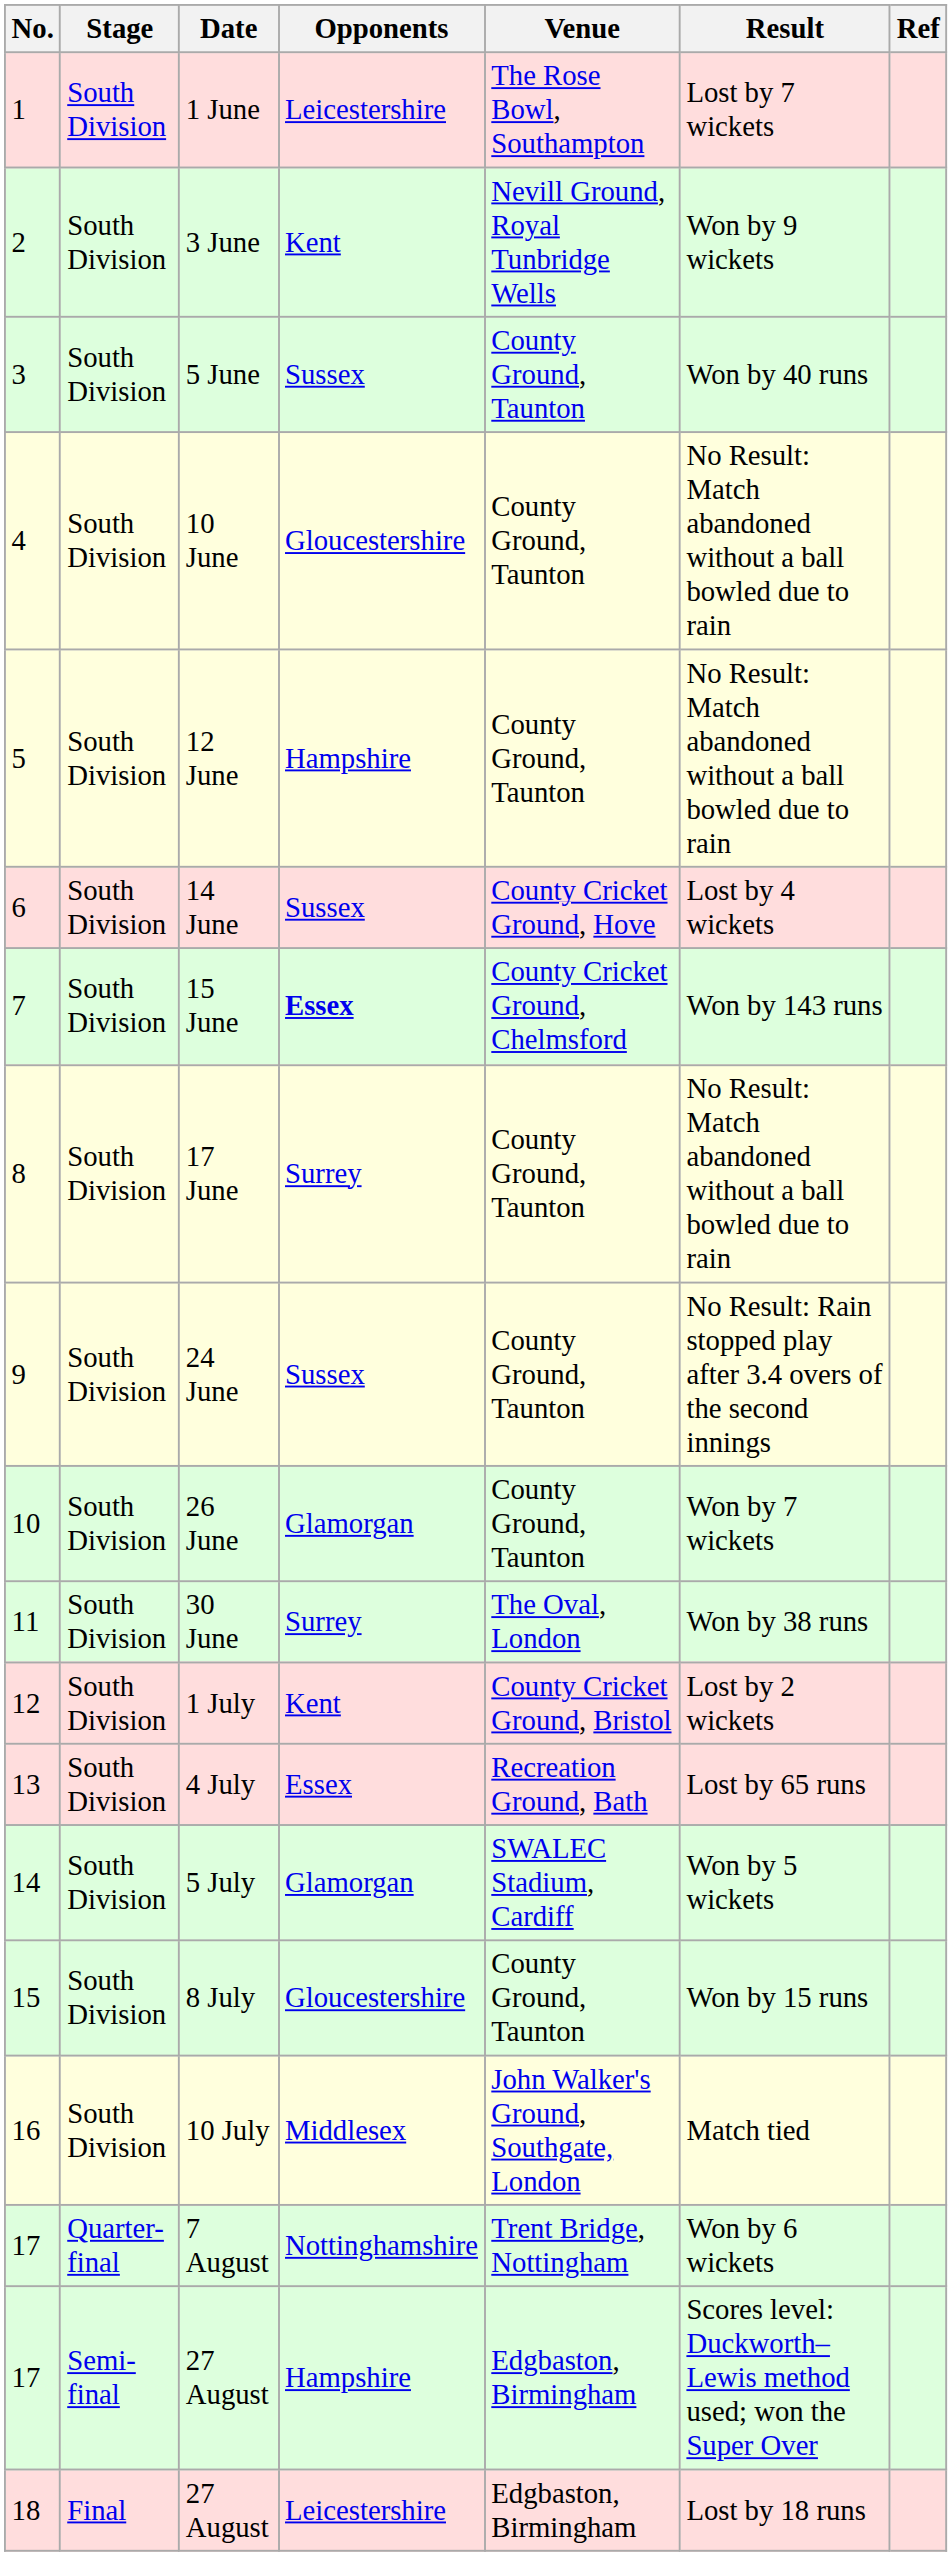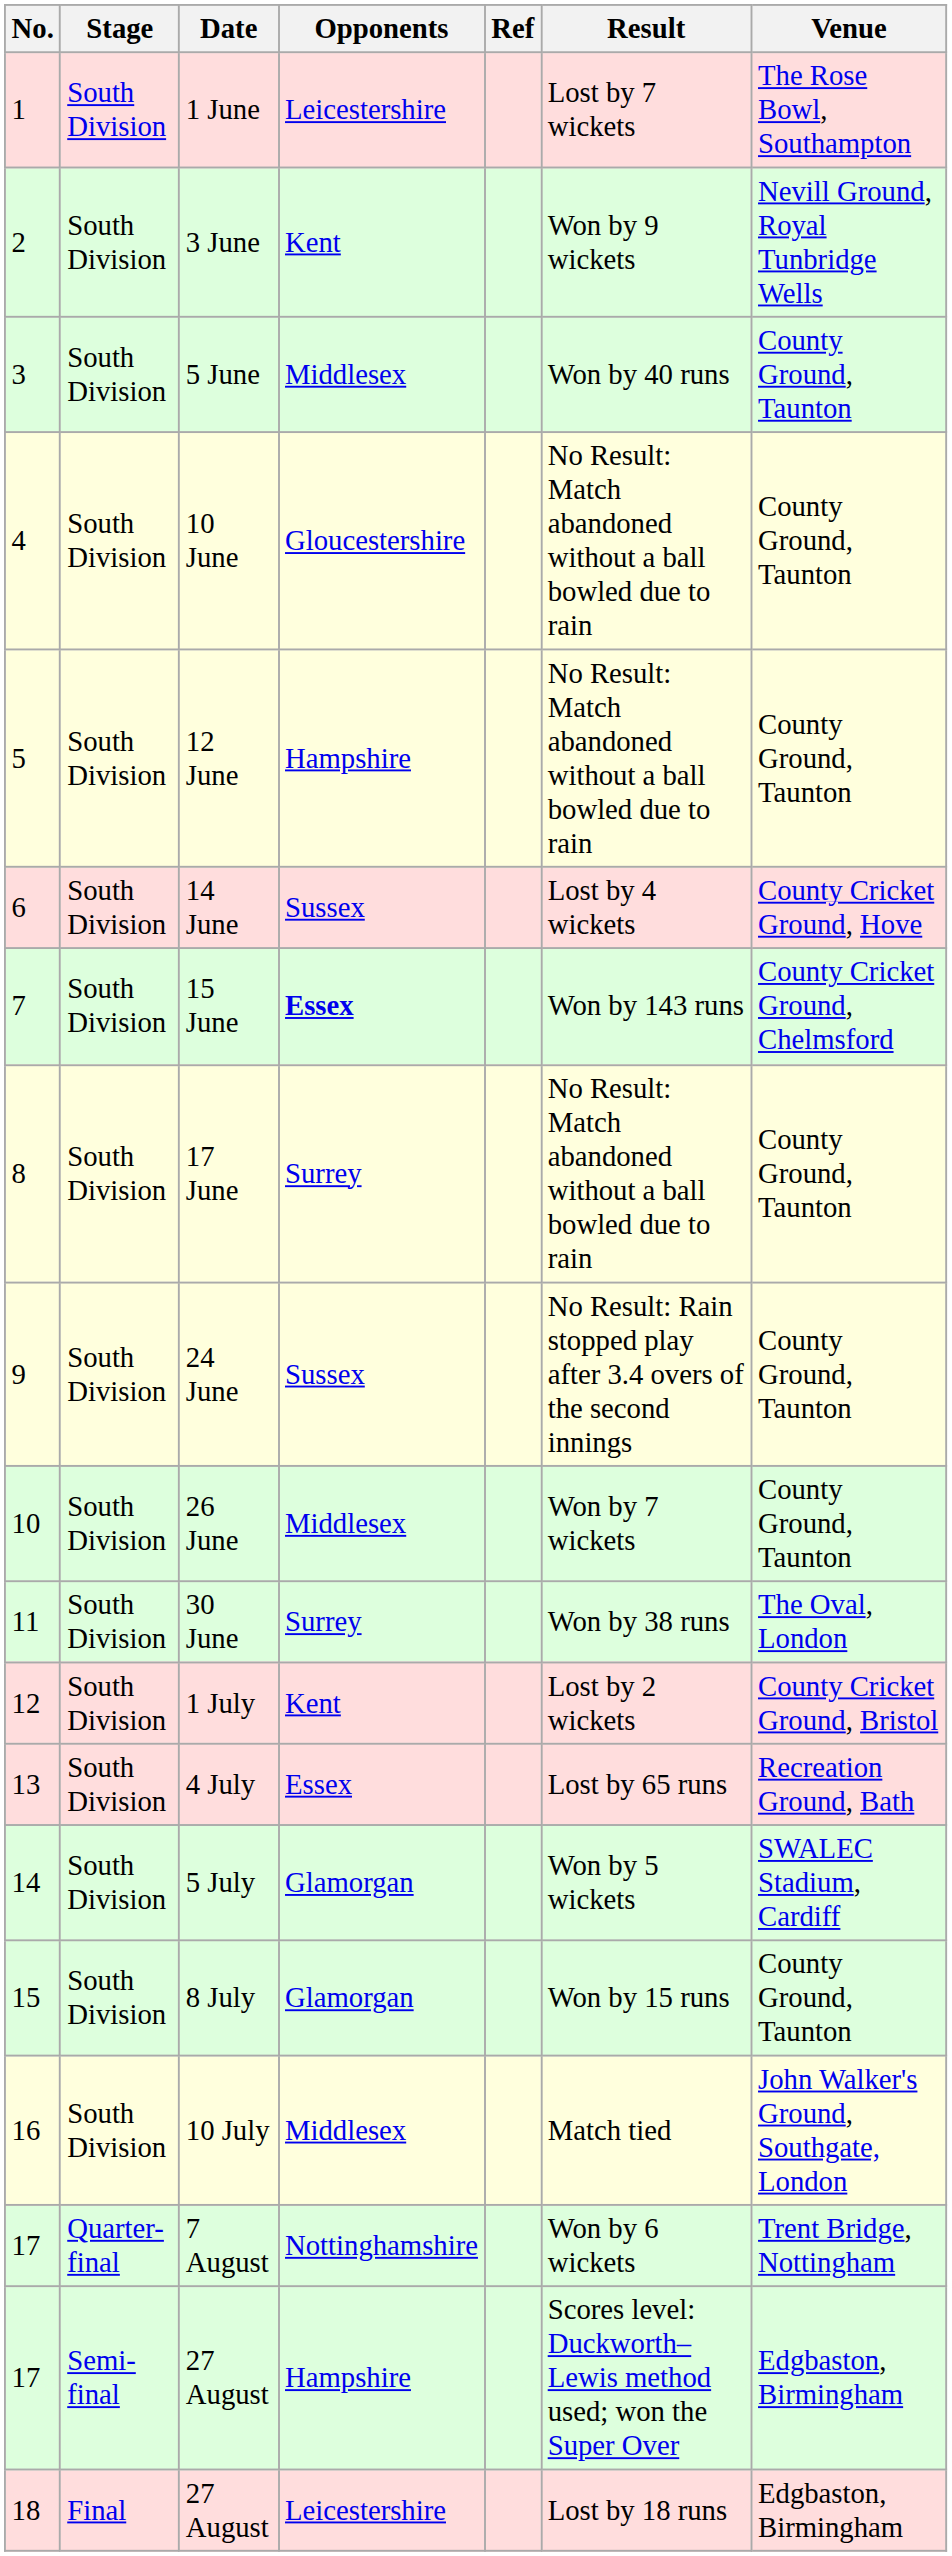columns swapped: (582, 28) <-> (918, 28)
(325, 374) Sussex -> (346, 374) Middlesex
(349, 1522) Glamorgan -> (346, 1522) Middlesex
(375, 1997) Gloucestershire -> (349, 1997) Glamorgan
